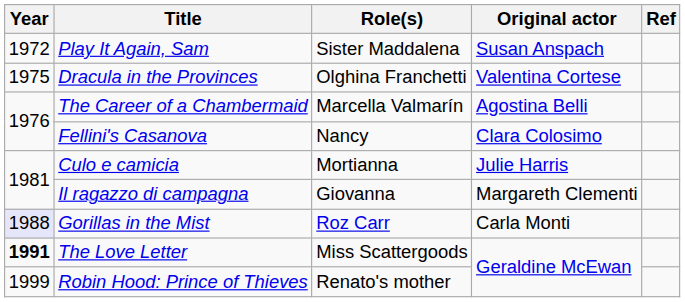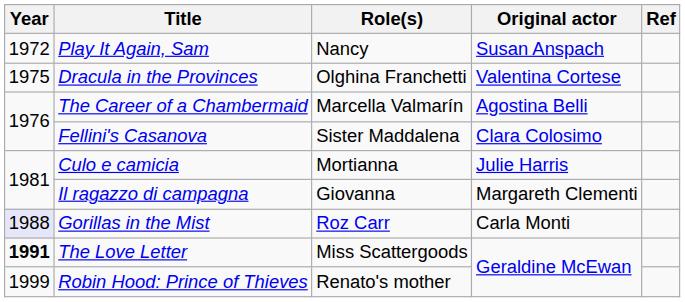(388, 48) Sister Maddalena -> (342, 48) Nancy
(342, 135) Nancy -> (388, 135) Sister Maddalena
